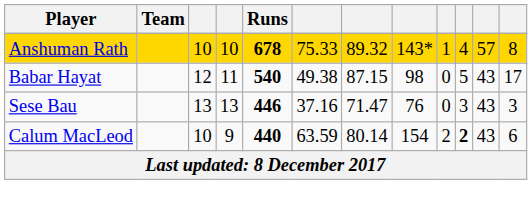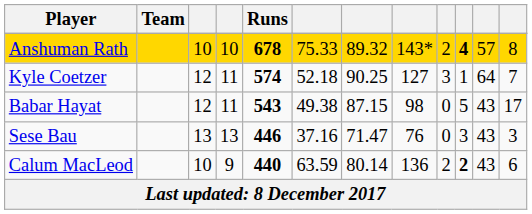(446, 48) 1 -> (446, 48) 2
(464, 48) normal -> (464, 48) bold
+ row: (58, 77)
(267, 77) 540 -> (267, 106) 543
(415, 135) 154 -> (415, 164) 136
